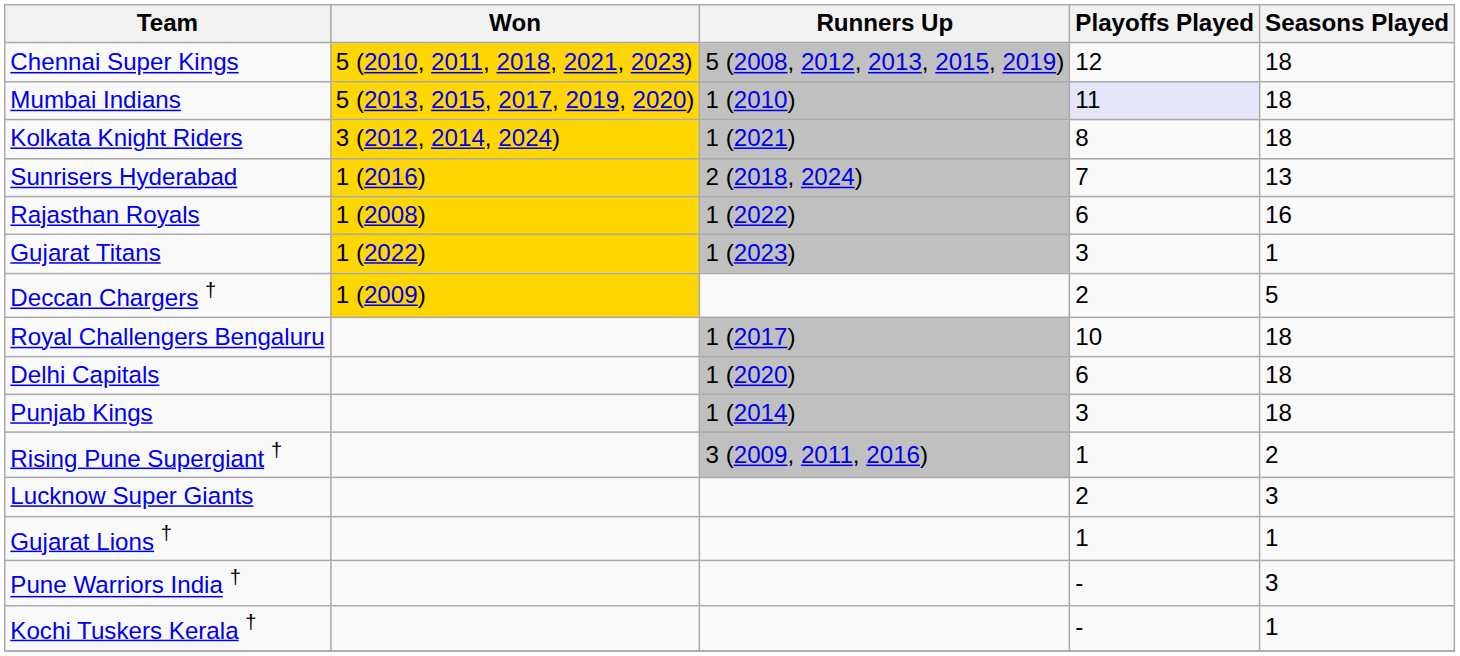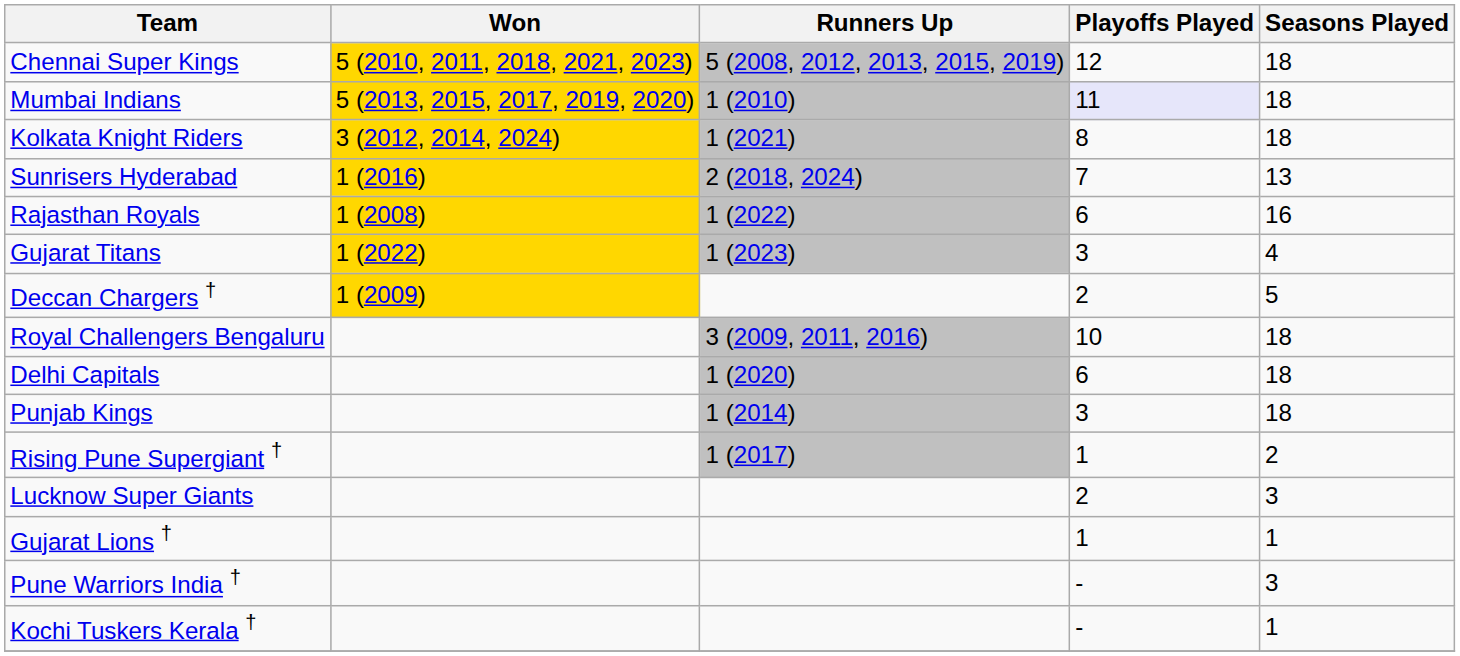(1272, 253) 1 -> (1272, 253) 4
(751, 336) 1 (2017) -> (817, 336) 3 (2009, 2011, 2016)
(817, 454) 3 (2009, 2011, 2016) -> (751, 454) 1 (2017)
